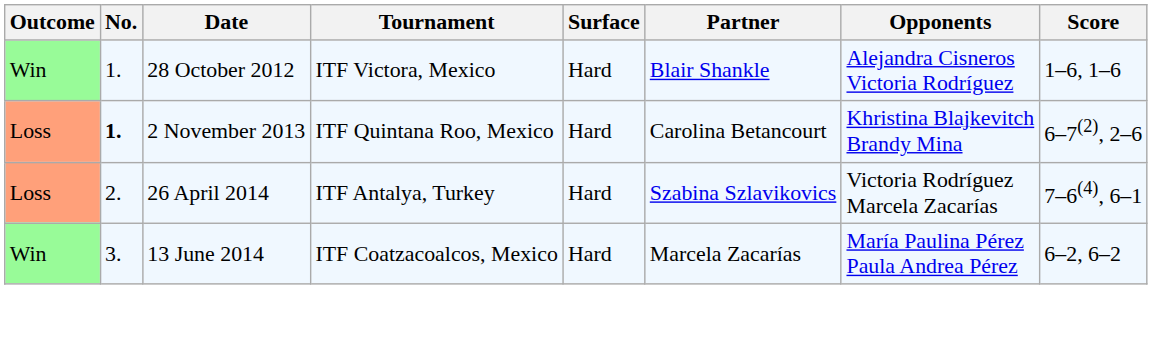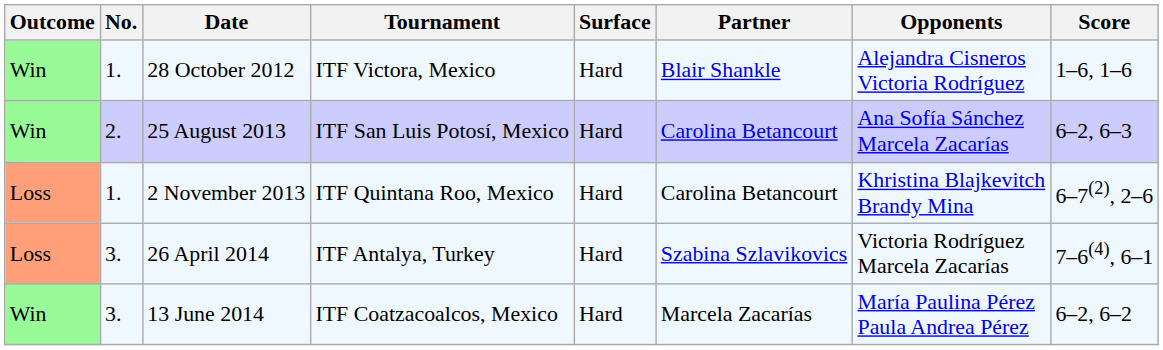+ row: (217, 130)
(113, 130) bold -> (113, 191) normal
(113, 191) 2. -> (113, 252) 3.
